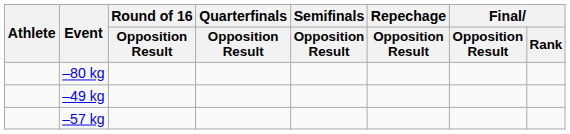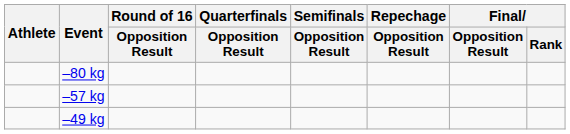rows swapped: (83, 96) <-> (83, 119)
